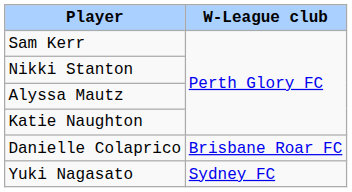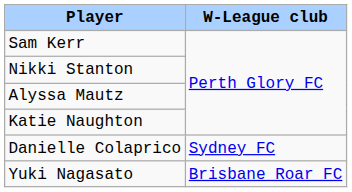(266, 148) Brisbane Roar FC -> (232, 148) Sydney FC
(232, 174) Sydney FC -> (266, 174) Brisbane Roar FC
